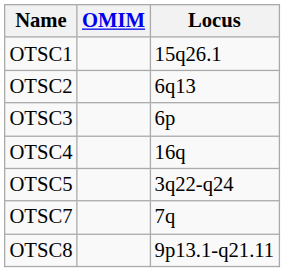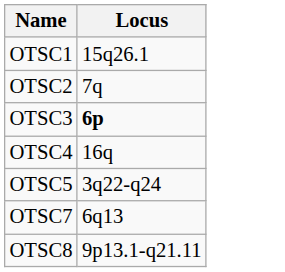- column: (114, 20)
(175, 86) 6q13 -> (92, 86) 7q
(165, 119) normal -> (93, 119) bold
(165, 217) 7q -> (103, 217) 6q13
